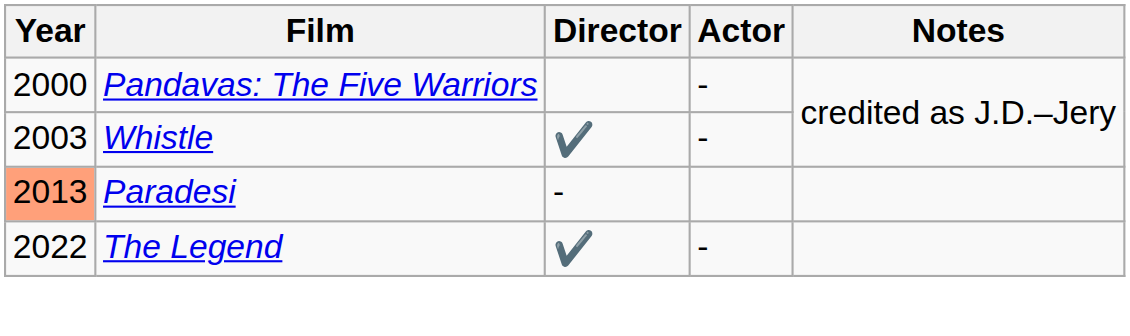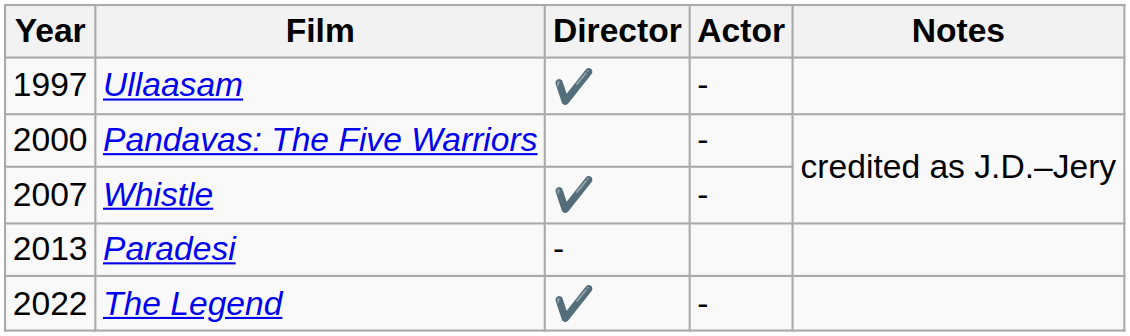+ row: (173, 85)
(50, 138) 2003 -> (50, 194) 2007
(50, 193) lightsalmon background -> (50, 248) no background
